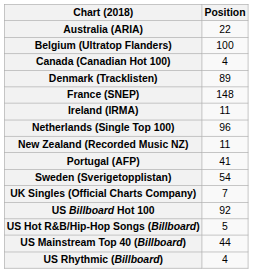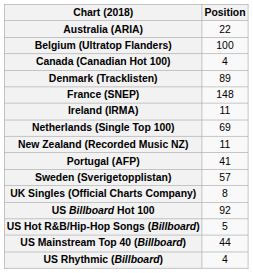(225, 128) 96 -> (225, 128) 69
(225, 177) 54 -> (225, 177) 57
(225, 194) 7 -> (225, 194) 8
